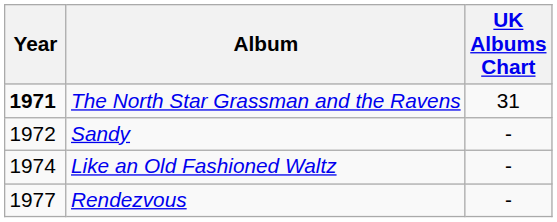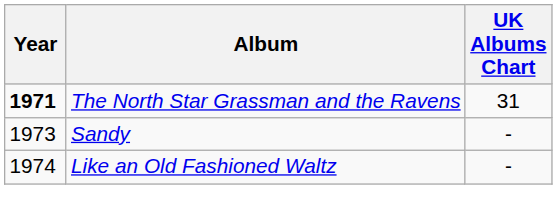(33, 133) 1972 -> (33, 133) 1973
- row: (129, 199)
